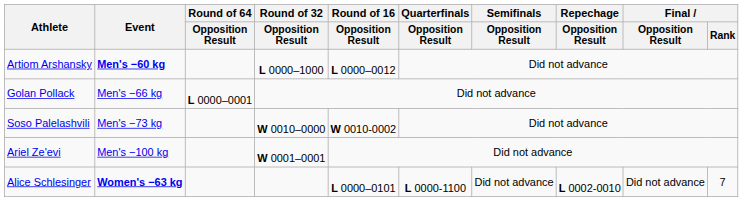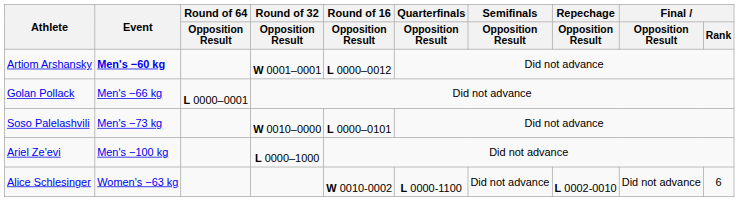(291, 71) L 0000–1000 -> (287, 71) W 0001–0001
(363, 129) W 0010-0002 -> (359, 129) L 0000–0101
(291, 159) W 0001–0001 -> (287, 159) L 0000–1000
(140, 182) bold -> (138, 182) normal
(363, 188) L 0000–0101 -> (359, 188) W 0010-0002
(723, 182) 7 -> (719, 182) 6
